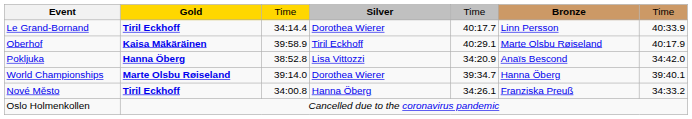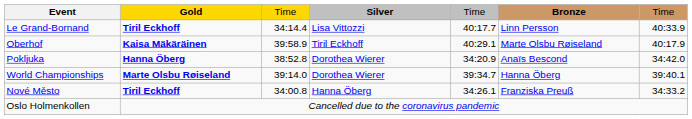(348, 28) Dorothea Wierer -> (338, 28) Lisa Vittozzi
(338, 59) Lisa Vittozzi -> (348, 59) Dorothea Wierer
